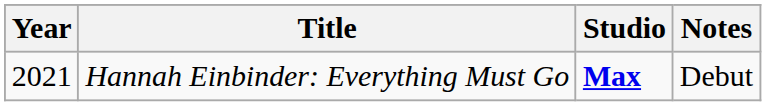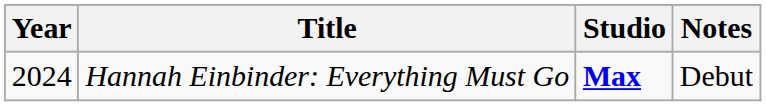(42, 75) 2021 -> (42, 75) 2024
